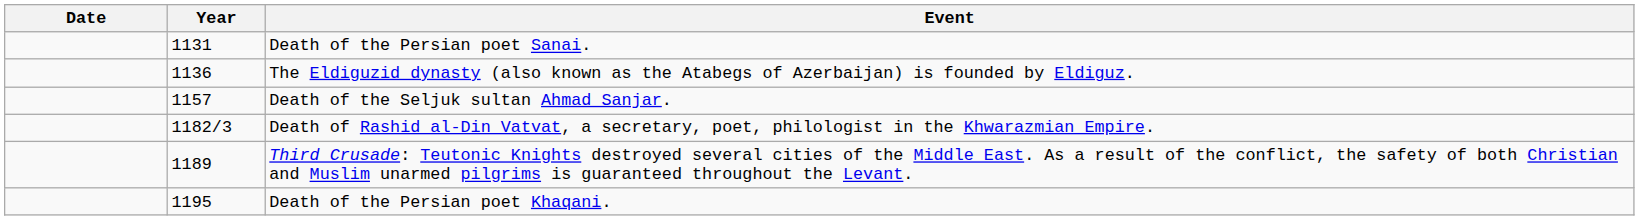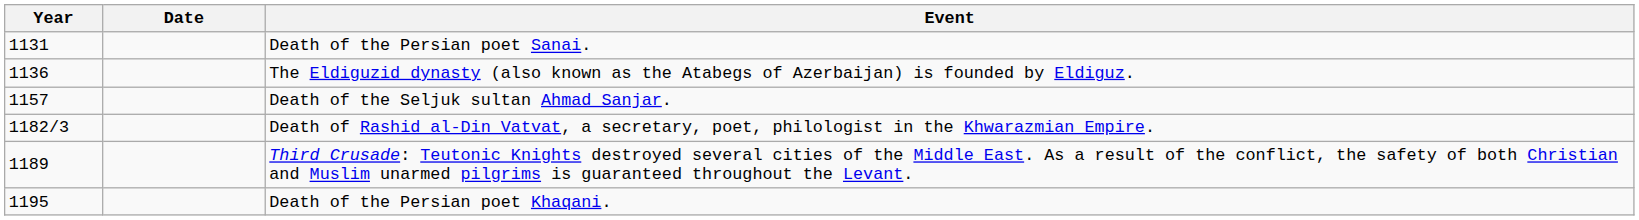columns swapped: (216, 18) <-> (86, 18)
